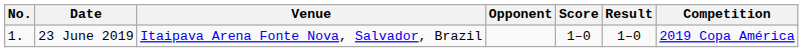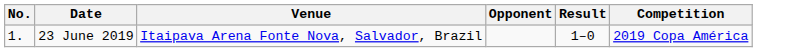- column: (579, 15)
